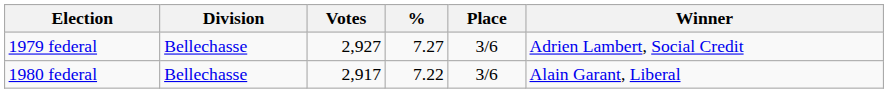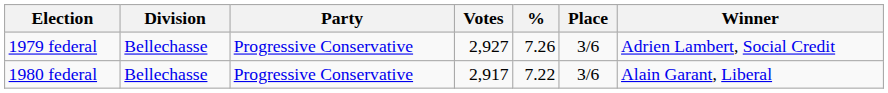+ column: (342, 18)
(428, 46) 7.27 -> (540, 46) 7.26
